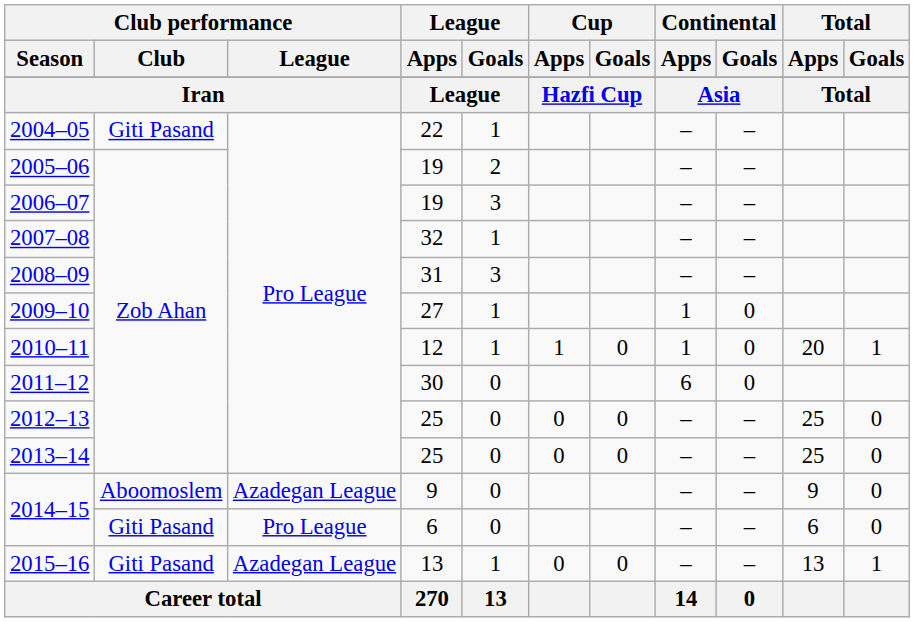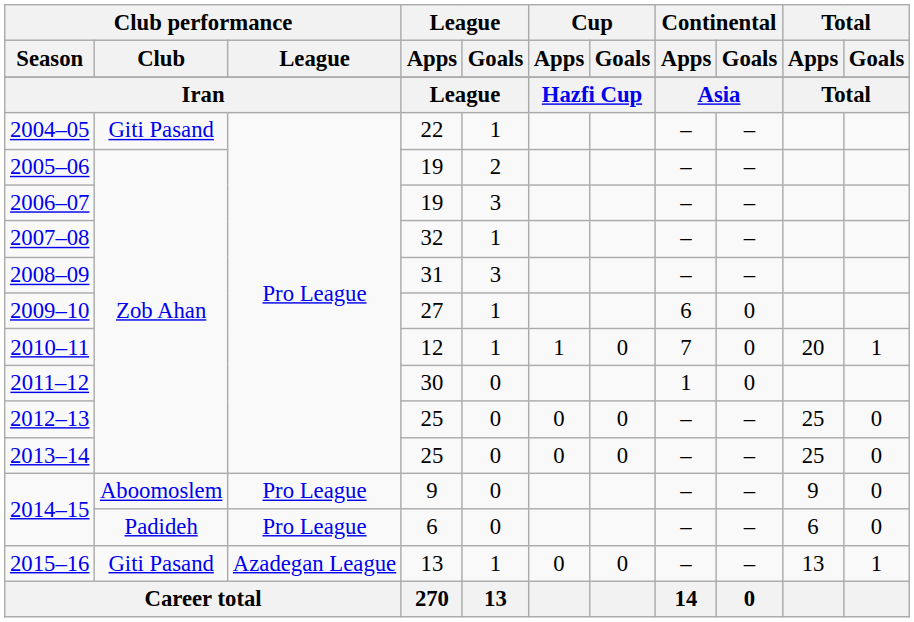(686, 310) 1 -> (686, 310) 6
(686, 346) 1 -> (686, 346) 7
(686, 382) 6 -> (686, 382) 1
(315, 490) Azadegan League -> (315, 490) Pro League
(161, 526) Giti Pasand -> (161, 526) Padideh
